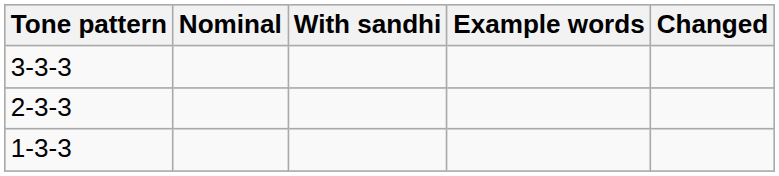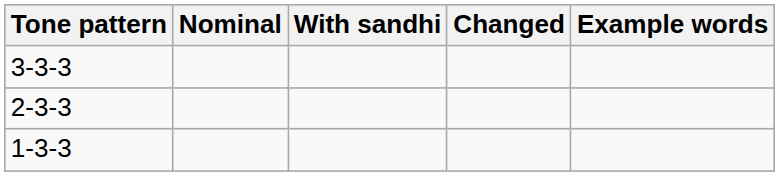columns swapped: (712, 25) <-> (549, 25)
